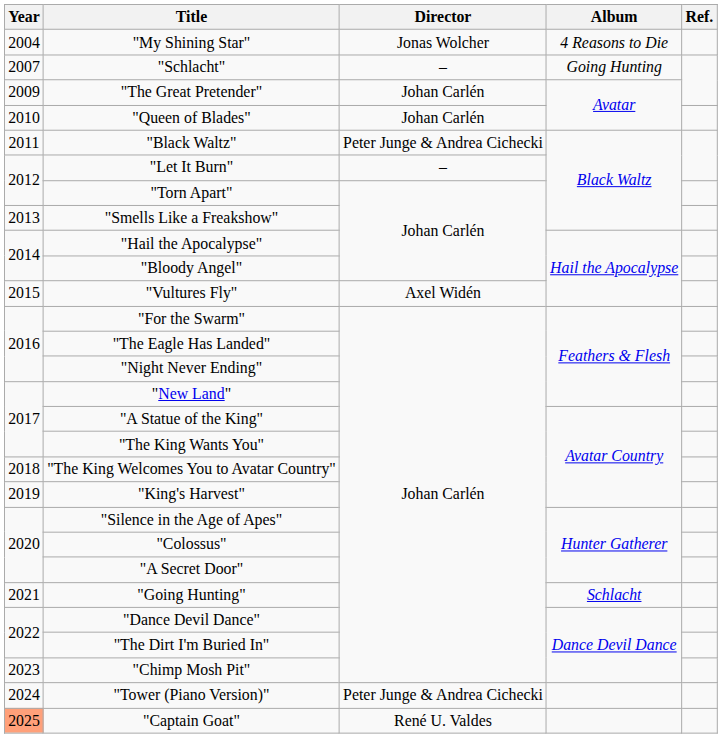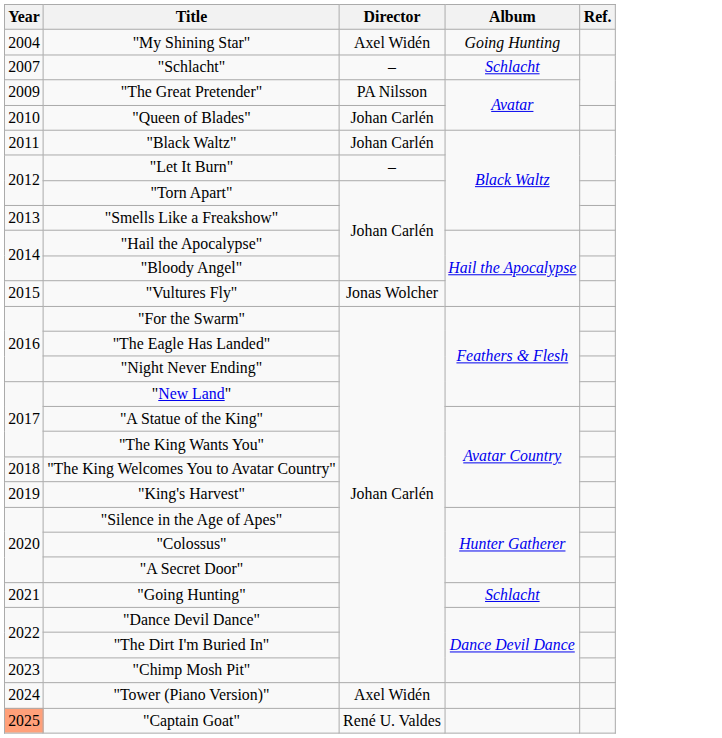(443, 42) Jonas Wolcher -> (392, 42) Axel Widén
(614, 42) 4 Reasons to Die -> (512, 42) Going Hunting
(614, 67) Going Hunting -> (512, 67) Schlacht
(443, 92) Johan Carlén -> (392, 92) PA Nilsson
(443, 142) Peter Junge & Andrea Cichecki -> (392, 142) Johan Carlén
(443, 293) Axel Widén -> (392, 293) Jonas Wolcher
(443, 695) Peter Junge & Andrea Cichecki -> (392, 695) Axel Widén
